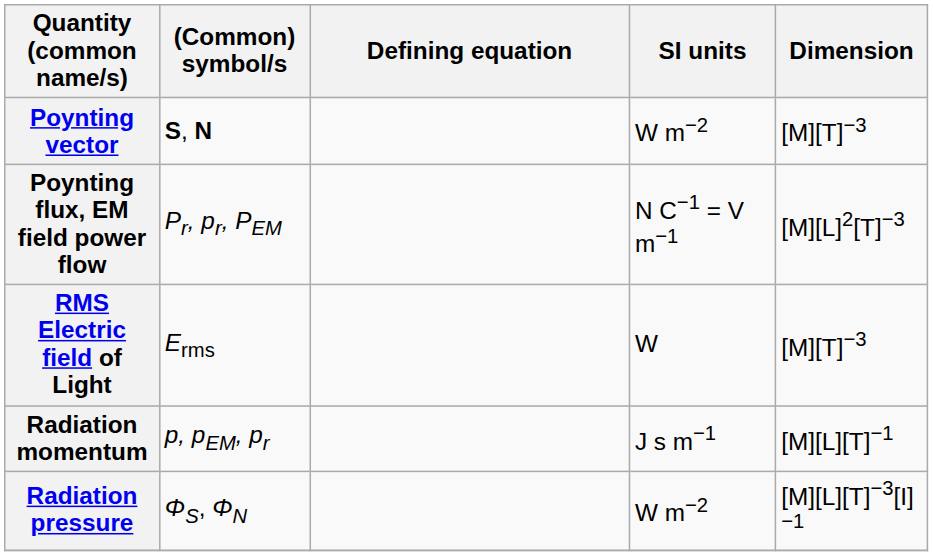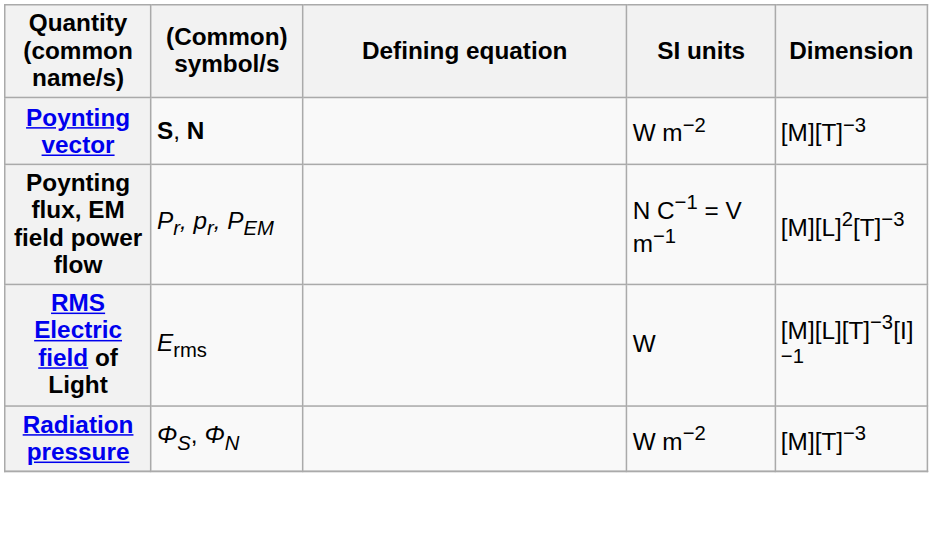(824, 344) [M][T]−3 -> (847, 339) [M][L][T]−3[I]−1
- row: (82, 437)
(848, 505) [M][L][T]−3[I]−1 -> (823, 437) [M][T]−3
